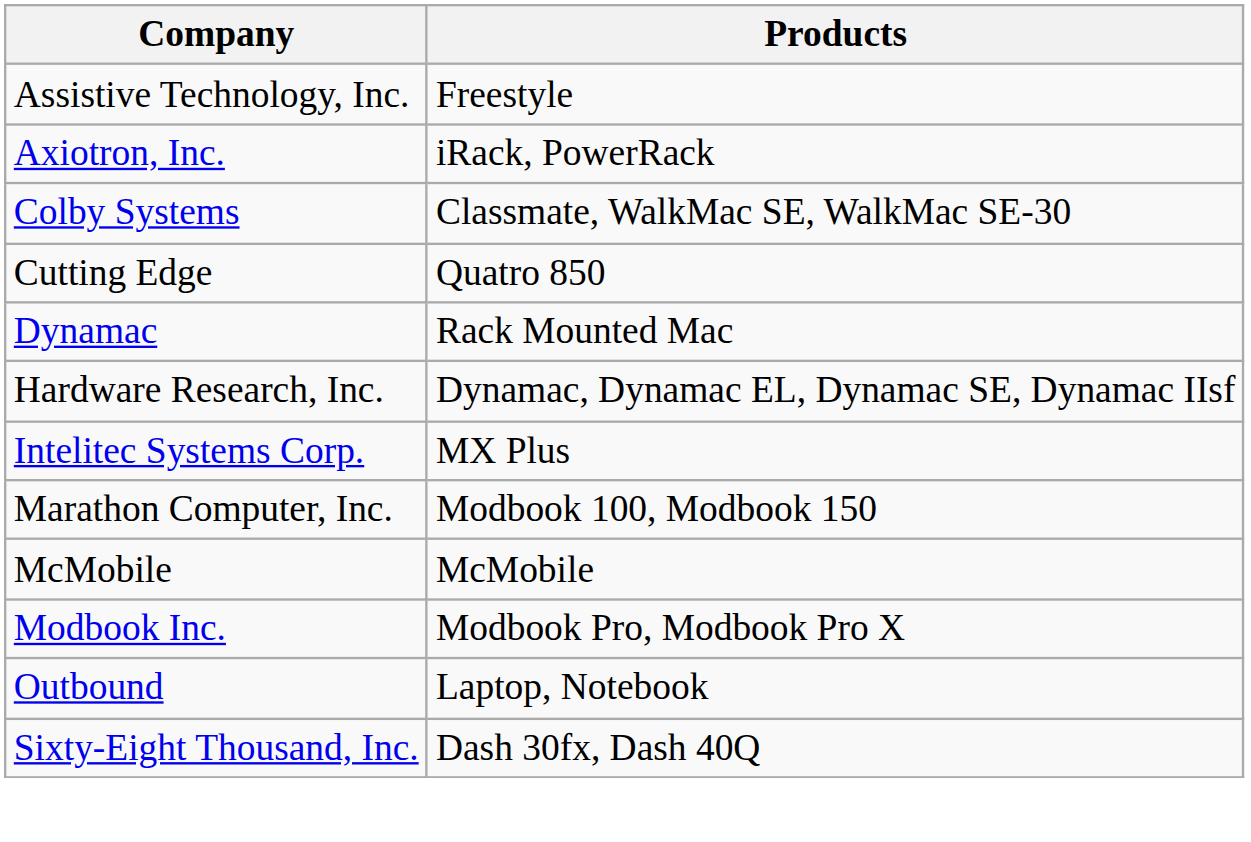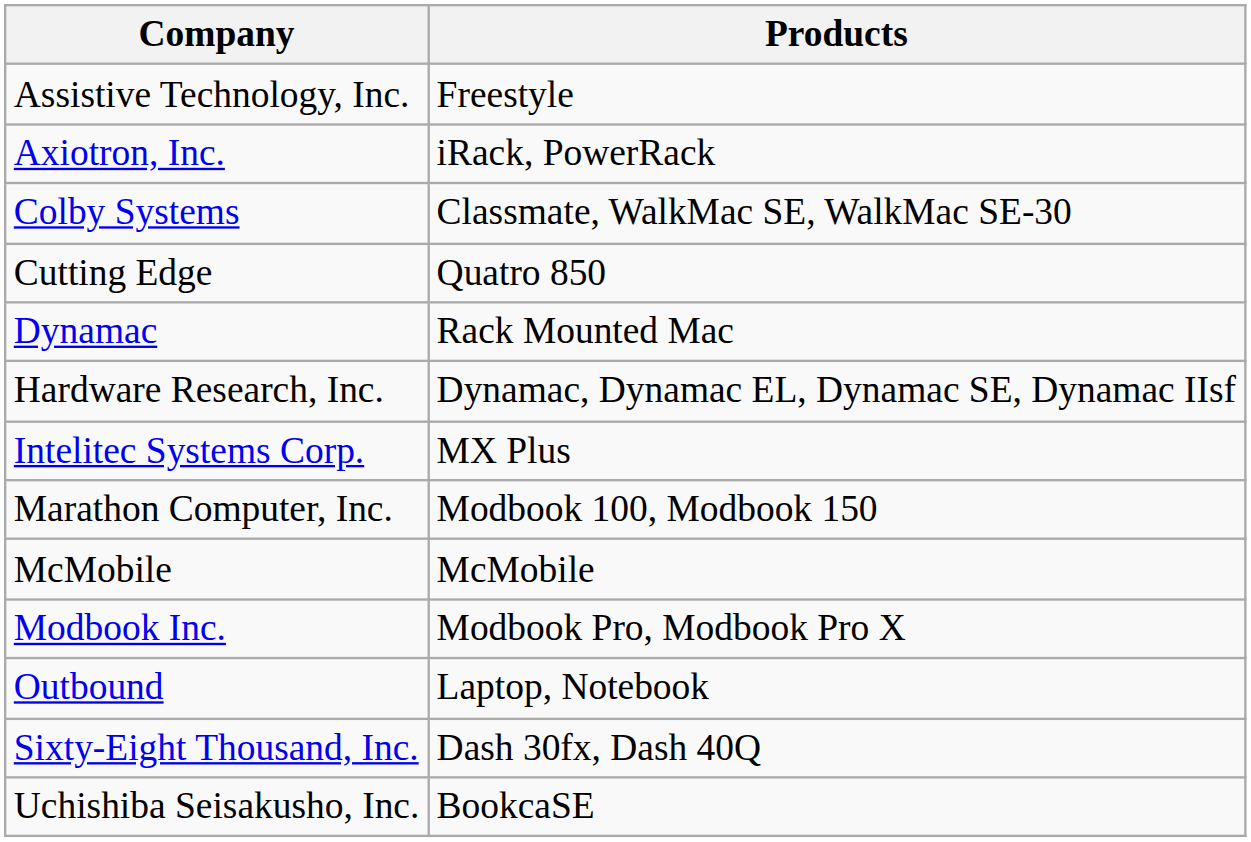+ row: (217, 806)
